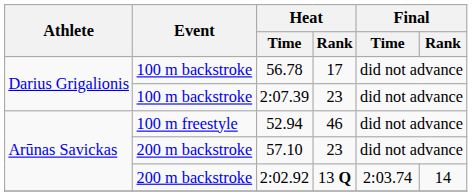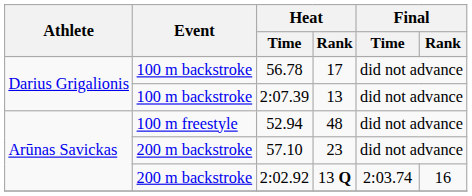(335, 97) 23 -> (335, 97) 13
(335, 124) 46 -> (335, 124) 48
(443, 177) 14 -> (443, 177) 16
